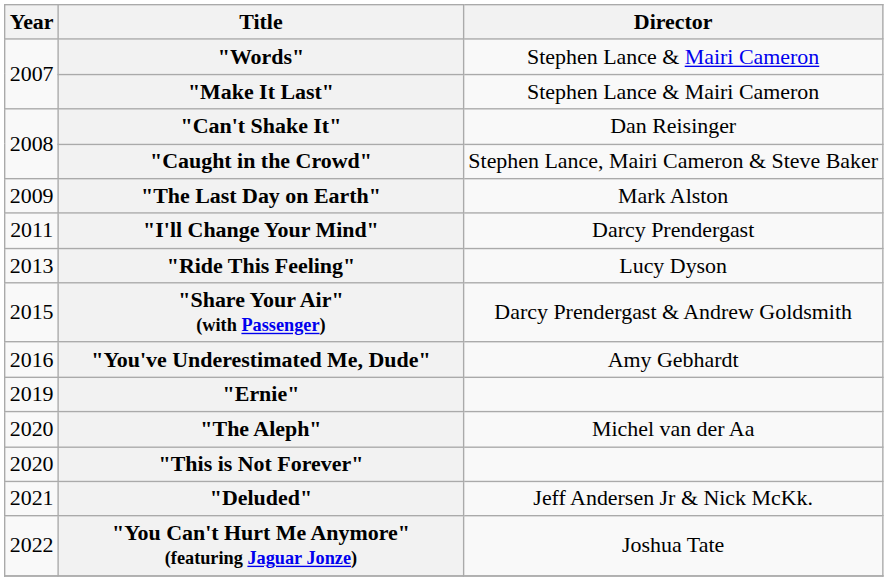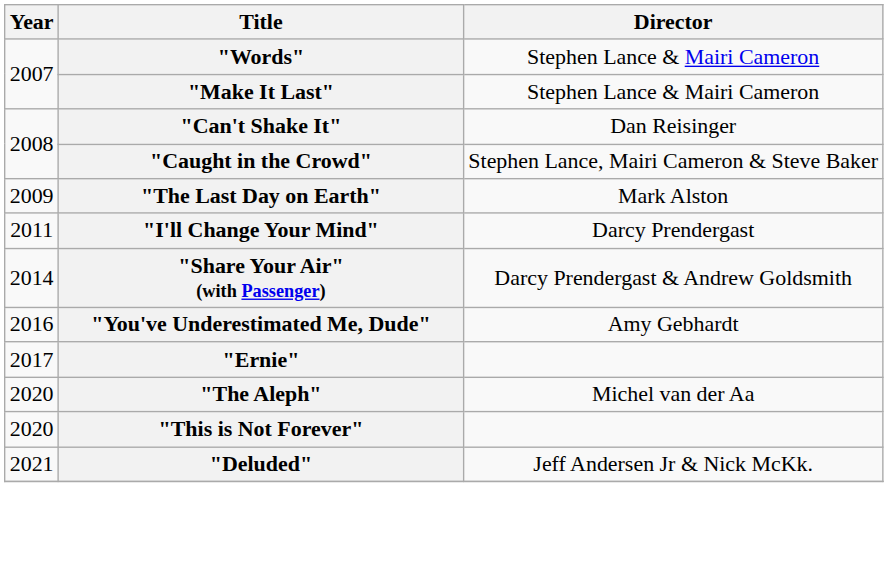- row: (261, 265)
(32, 312) 2015 -> (32, 277) 2014
(32, 394) 2019 -> (32, 359) 2017
- row: (261, 545)
